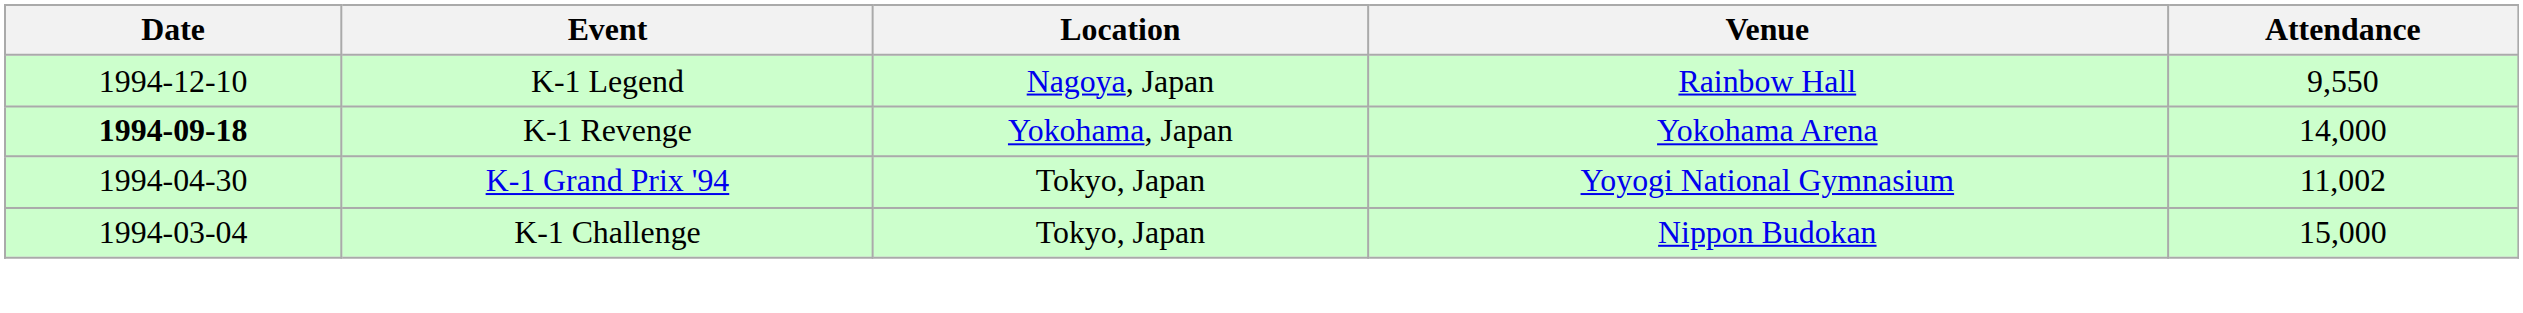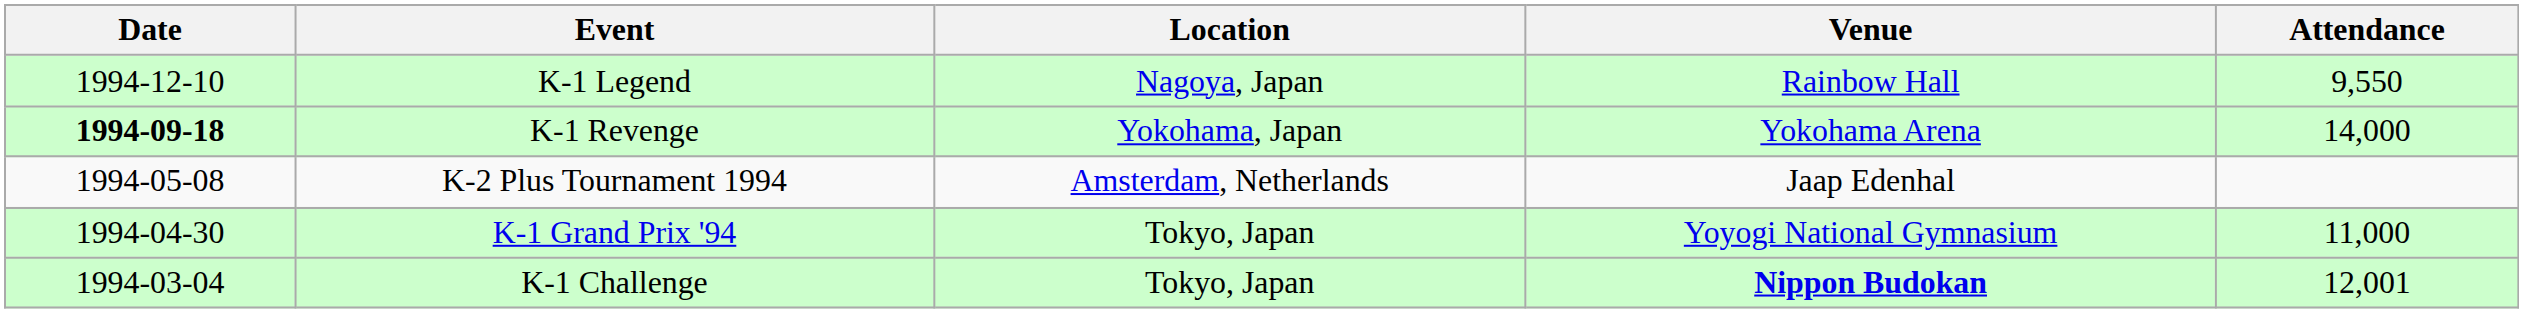+ row: (614, 181)
(2343, 181) 11,002 -> (2367, 231) 11,000
(1767, 231) normal -> (1871, 282) bold
(2343, 231) 15,000 -> (2367, 282) 12,001
